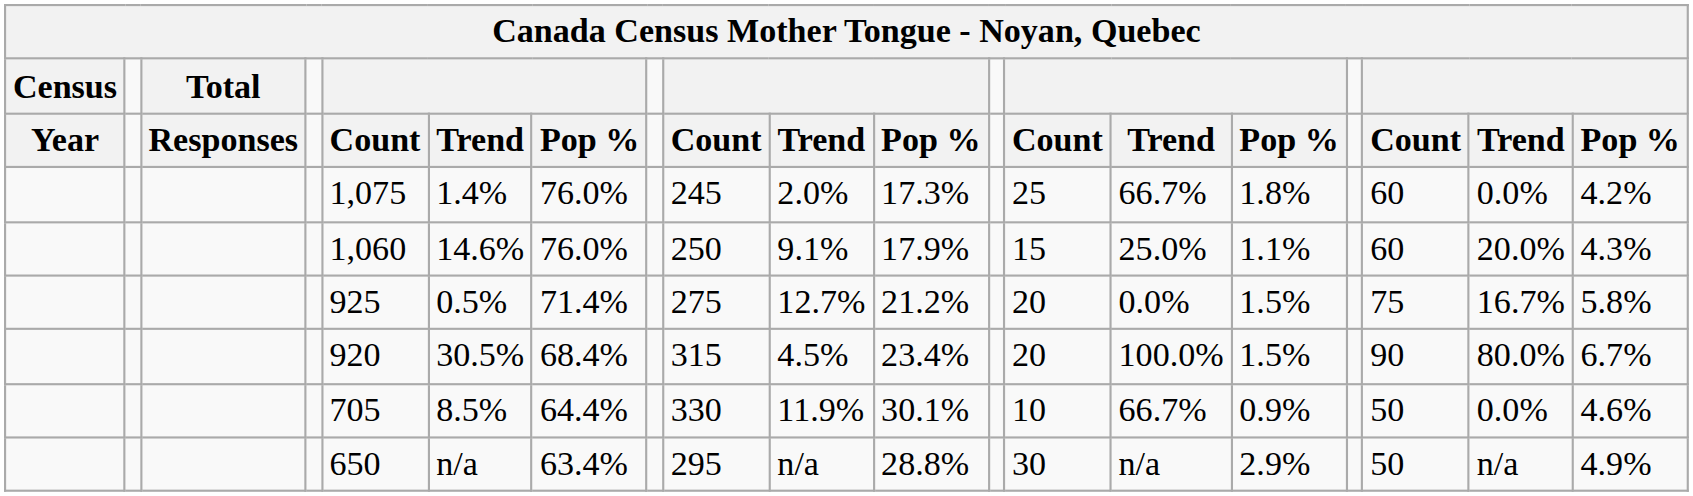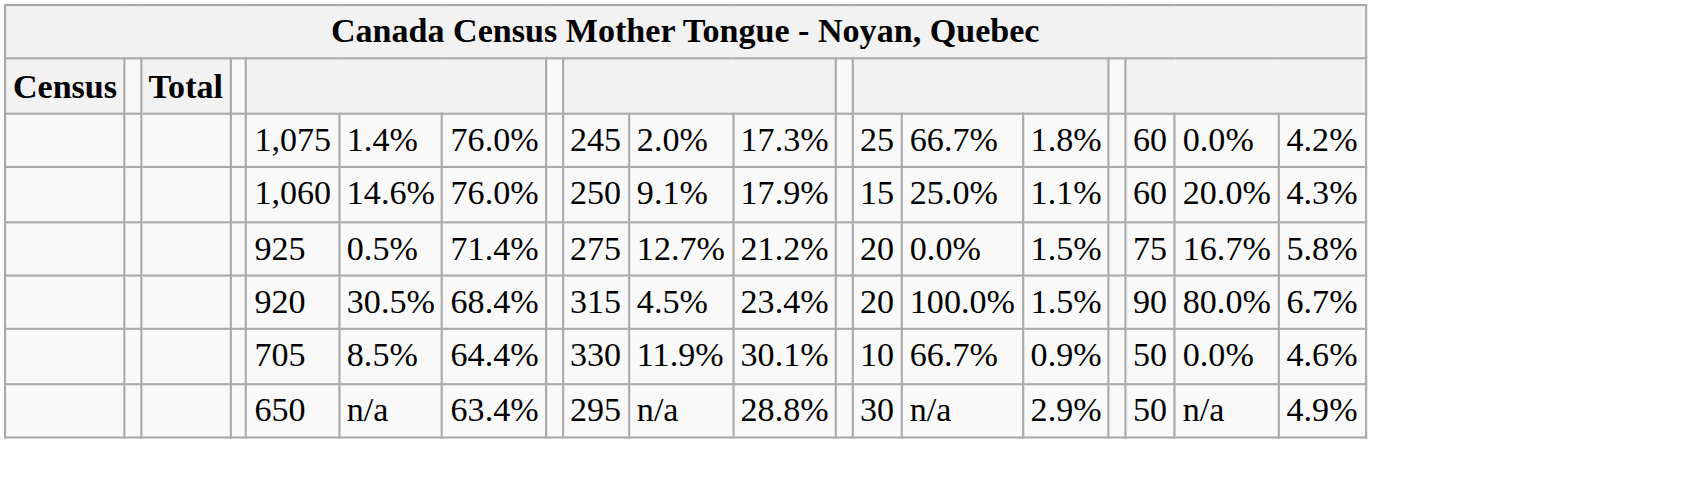- row: (65, 139)
